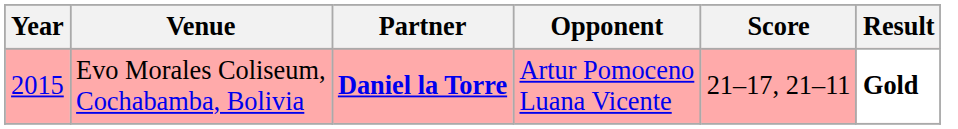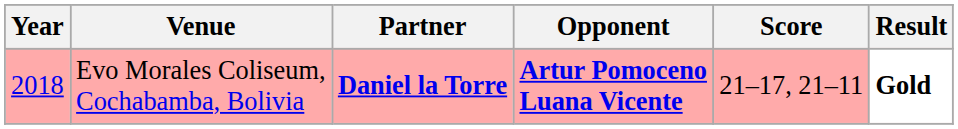(37, 85) 2015 -> (37, 85) 2018
(607, 85) normal -> (613, 85) bold
